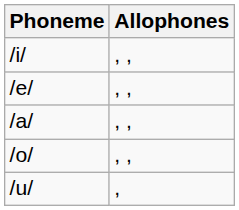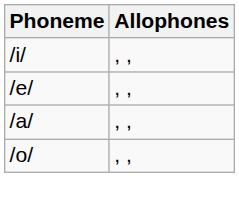- row: (21, 188)
